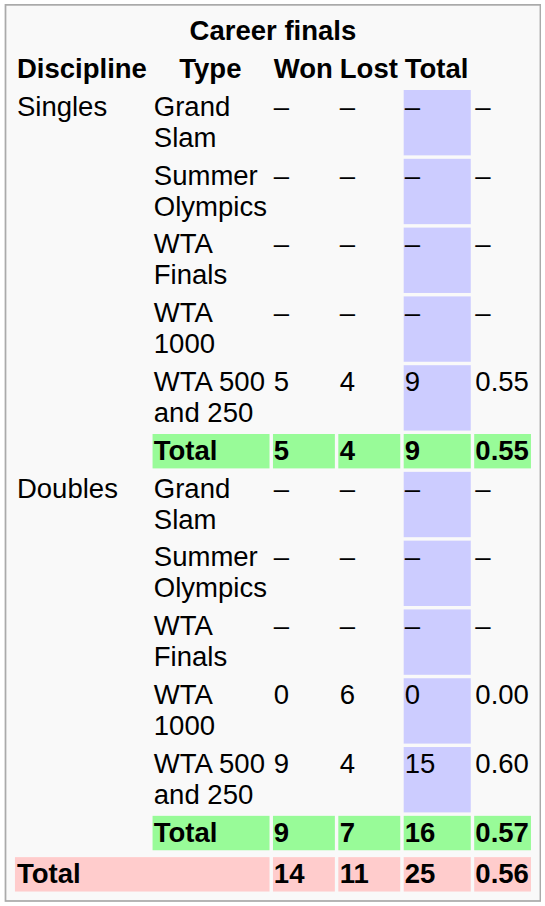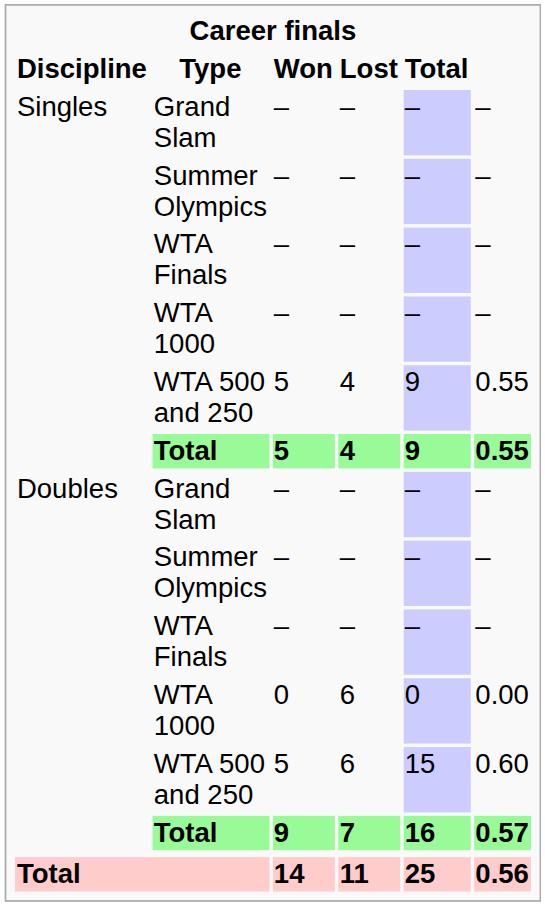(281, 764) 9 -> (281, 764) 5
(347, 764) 4 -> (347, 764) 6
